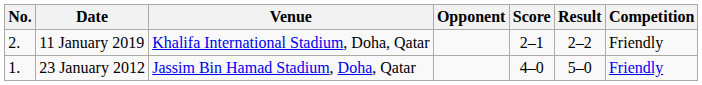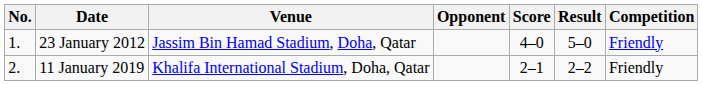rows swapped: (92, 67) <-> (92, 42)
